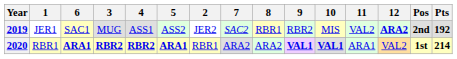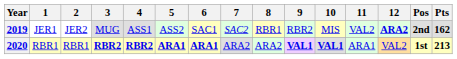columns swapped: (205, 12) <-> (77, 12)
(442, 29) 192 -> (442, 29) 162
(442, 45) 214 -> (442, 45) 213
